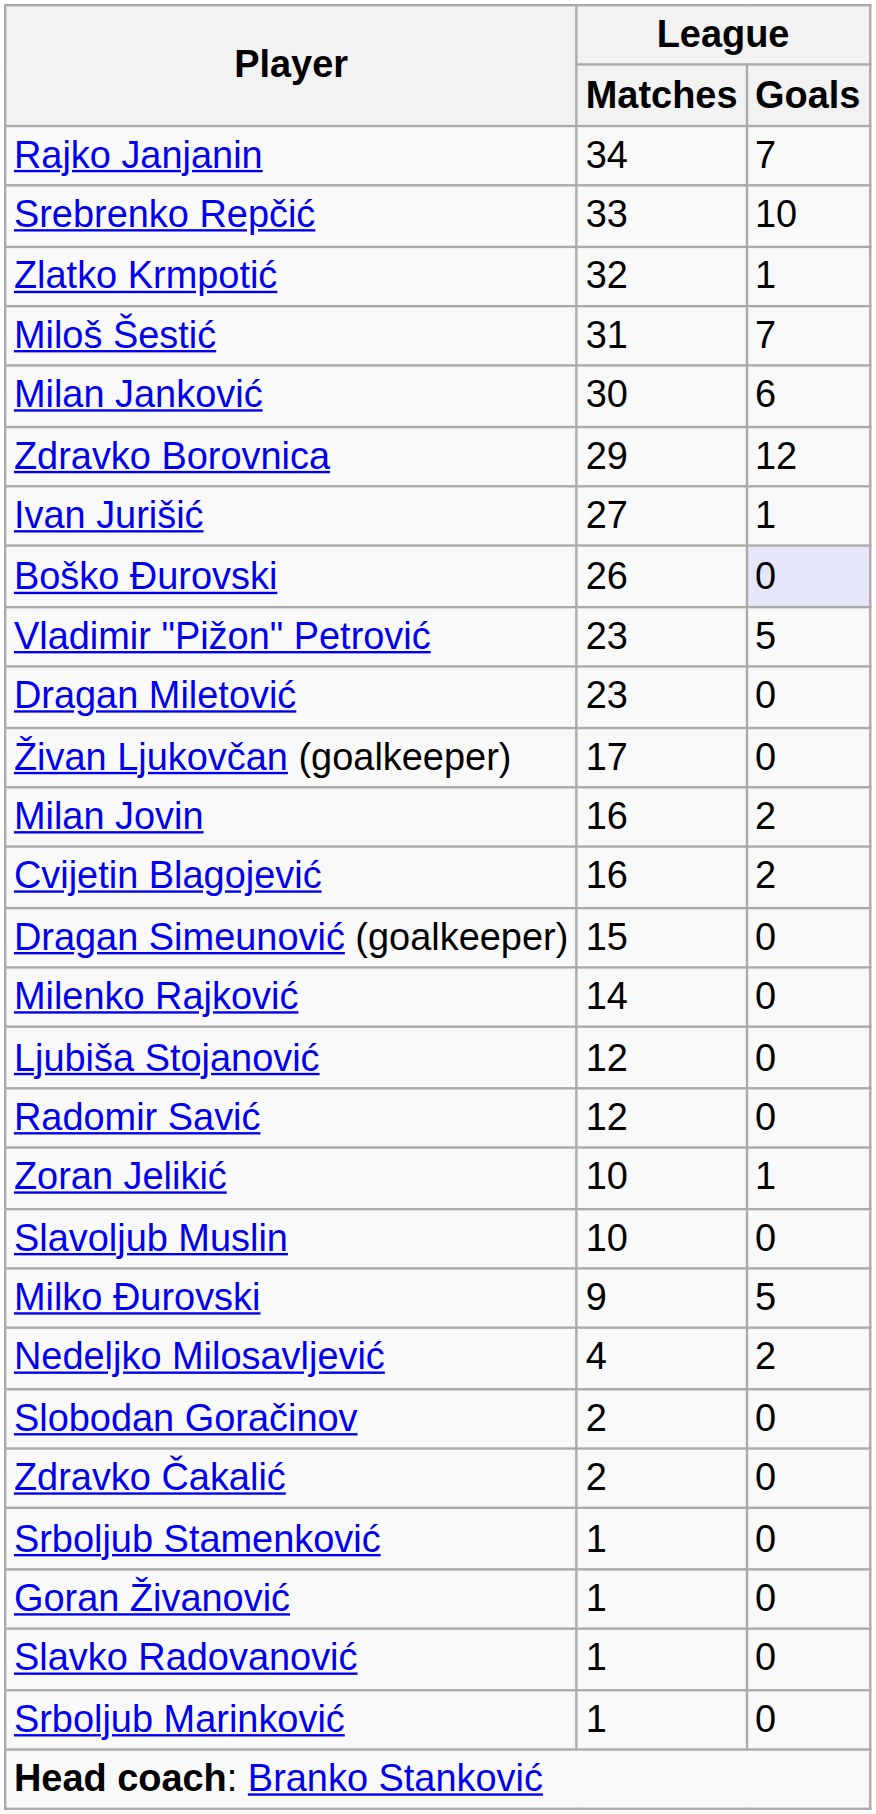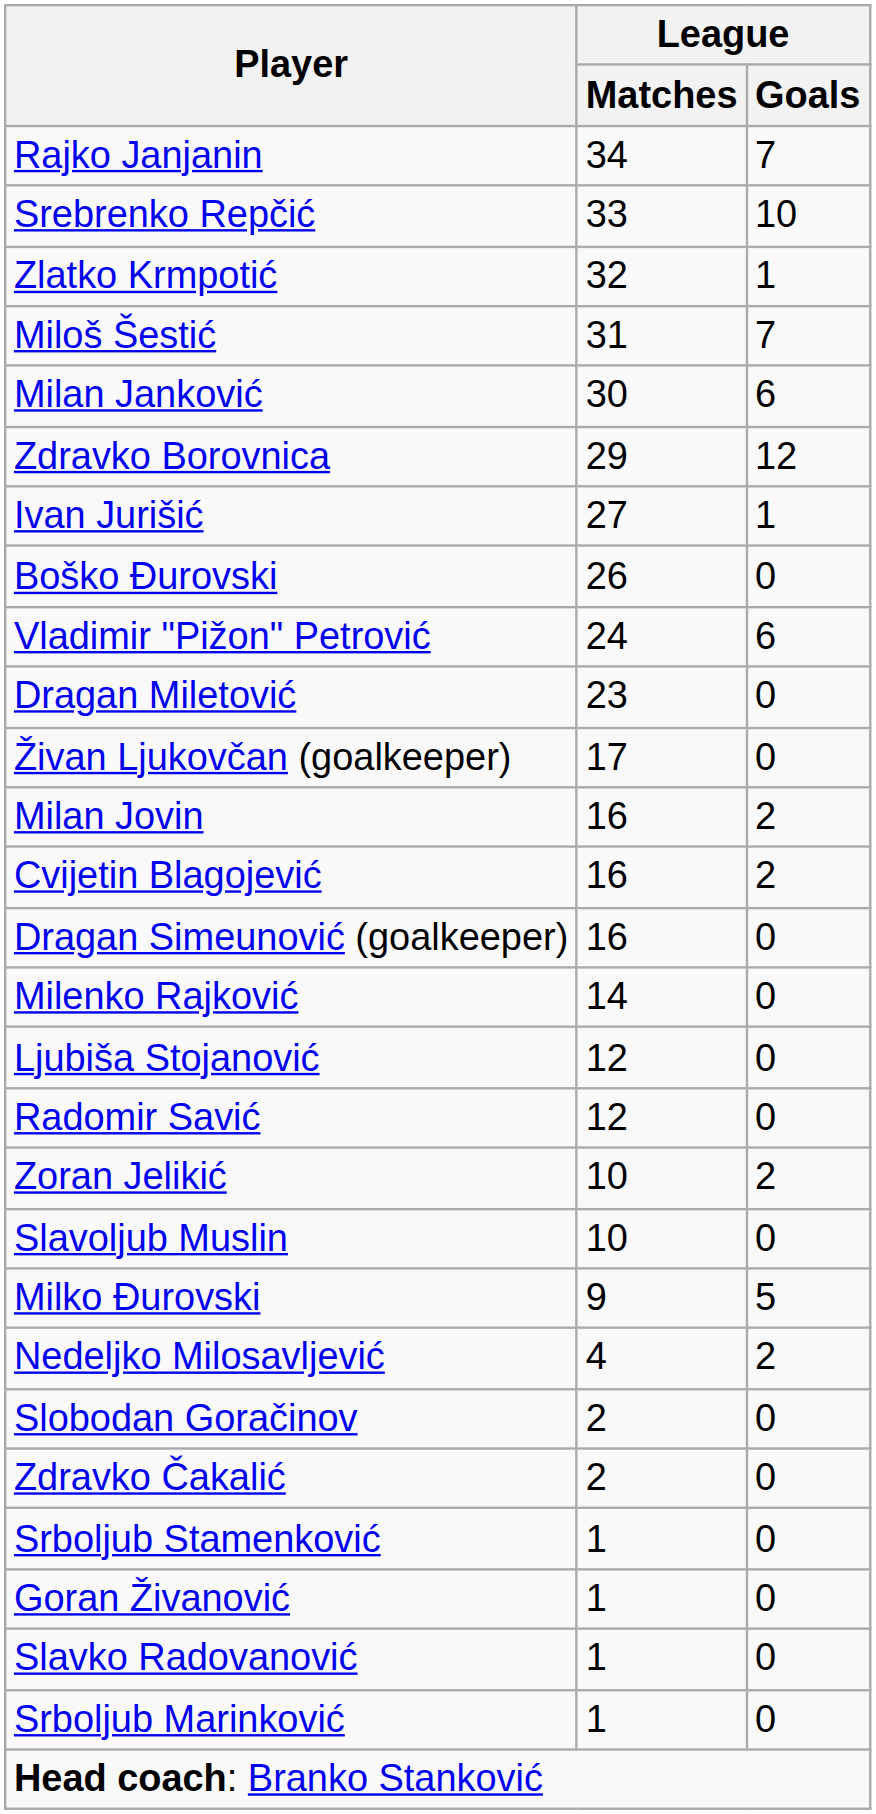(766, 575) lavender background -> (766, 575) no background
(607, 635) 23 -> (607, 635) 24
(766, 635) 5 -> (766, 635) 6
(607, 936) 15 -> (607, 936) 16
(766, 1177) 1 -> (766, 1177) 2
